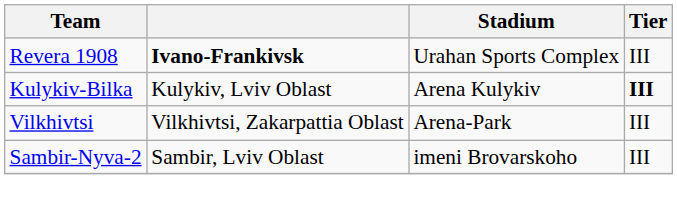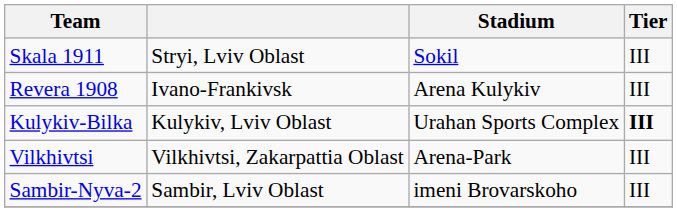+ row: (57, 55)
(228, 55) bold -> (222, 88) normal
(516, 55) Urahan Sports Complex -> (477, 88) Arena Kulykiv
(477, 88) Arena Kulykiv -> (516, 122) Urahan Sports Complex
